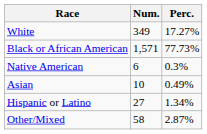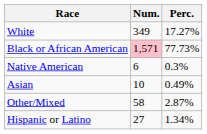(146, 48) no background -> (146, 48) pink background
rows swapped: (36, 119) <-> (49, 102)
